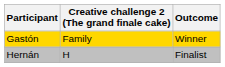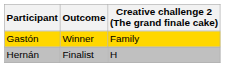columns swapped: (116, 17) <-> (197, 17)
